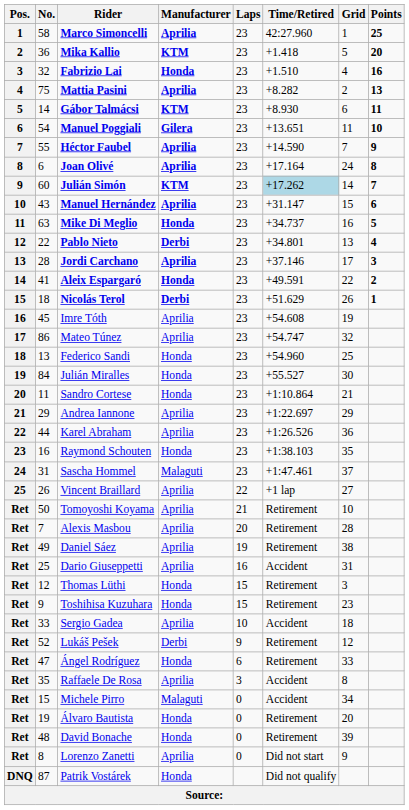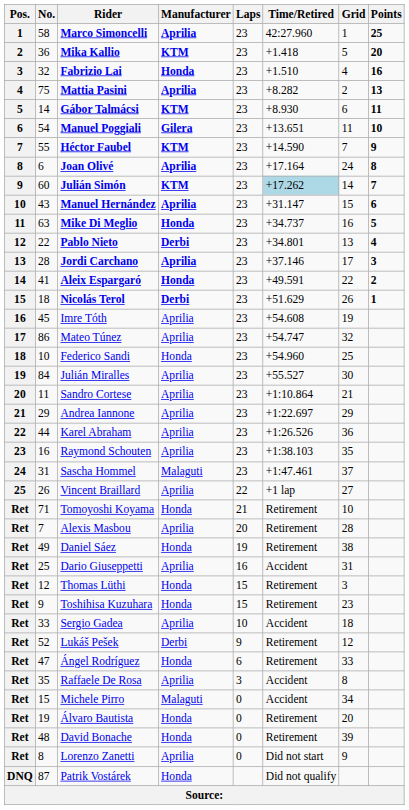(179, 147) Aprilia -> (175, 147) KTM
(44, 357) 13 -> (44, 357) 10
(176, 376) Honda -> (177, 376) Aprilia
(176, 395) Honda -> (177, 395) Aprilia
(176, 452) Honda -> (177, 452) Aprilia
(44, 509) 50 -> (44, 509) 71
(177, 509) Aprilia -> (176, 509) Honda
(177, 547) Aprilia -> (176, 547) Honda
